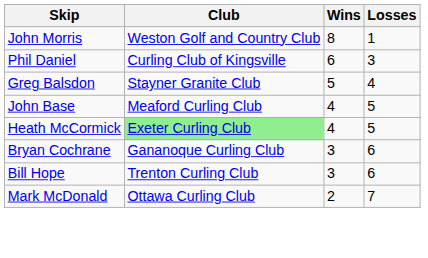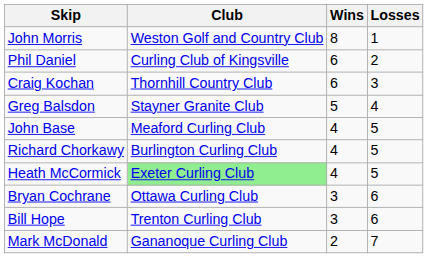(371, 60) 3 -> (374, 60) 2
+ row: (51, 83)
+ row: (66, 151)
(206, 151) Gananoque Curling Club -> (194, 196) Ottawa Curling Club
(191, 196) Ottawa Curling Club -> (209, 241) Gananoque Curling Club
